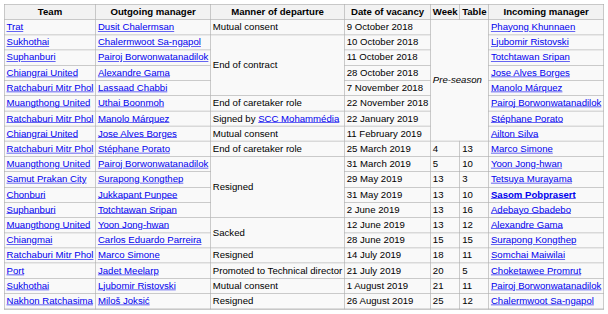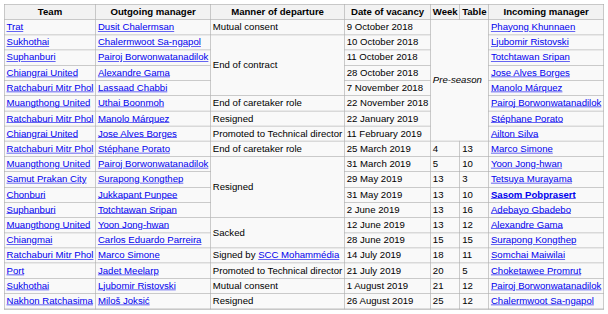(276, 118) Signed by SCC Mohammédia -> (233, 118) Resigned
(245, 133) Mutual consent -> (278, 133) Promoted to Technical director
(233, 255) Resigned -> (276, 255) Signed by SCC Mohammédia
(467, 286) 11 -> (467, 286) 12
